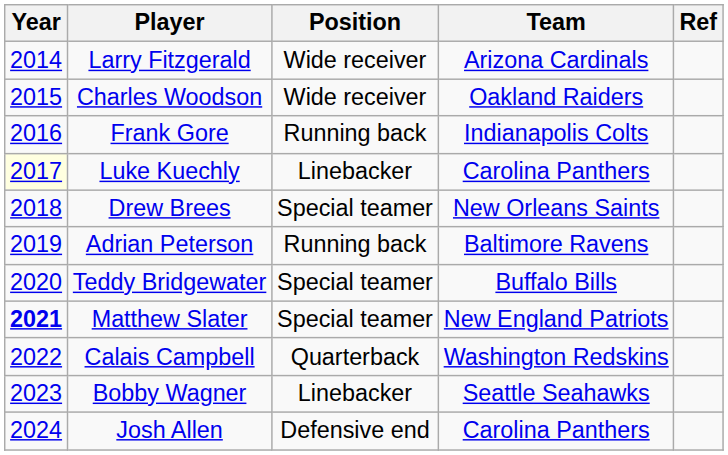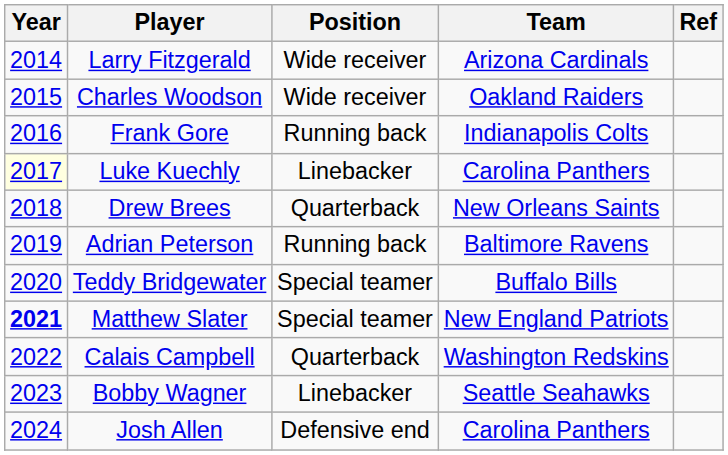(355, 208) Special teamer -> (355, 208) Quarterback
